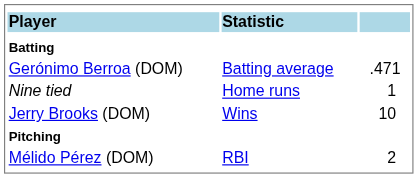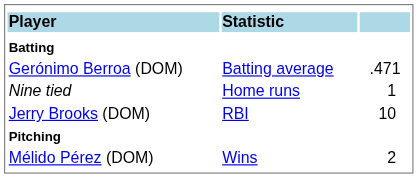(240, 113) Wins -> (235, 113) RBI
(235, 158) RBI -> (240, 158) Wins
